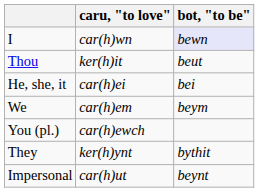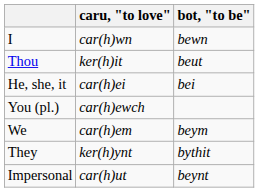(193, 38) lavender background -> (193, 38) no background
rows swapped: (17, 107) <-> (33, 130)
